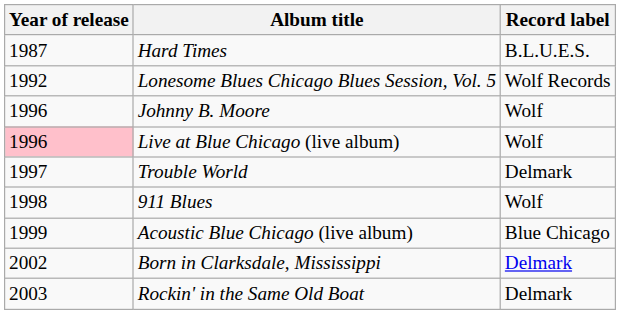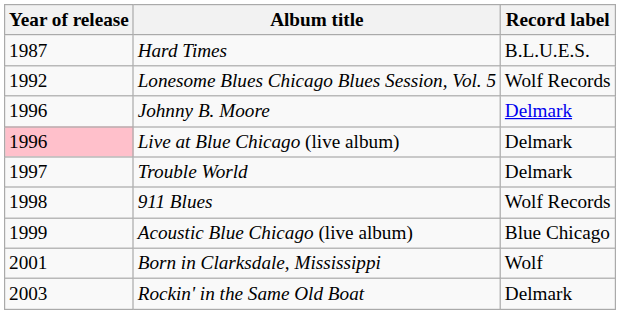(524, 111) Wolf -> (538, 111) Delmark
(524, 141) Wolf -> (538, 141) Delmark
(524, 202) Wolf -> (558, 202) Wolf Records
(28, 263) 2002 -> (28, 263) 2001
(538, 263) Delmark -> (524, 263) Wolf
